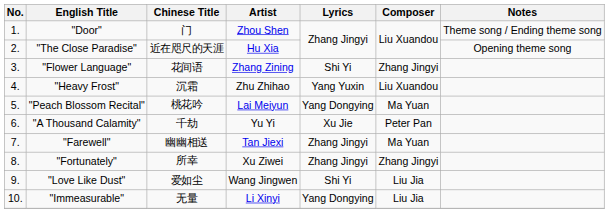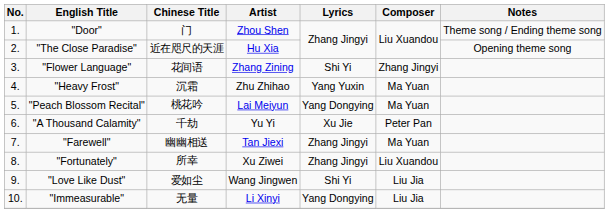(408, 86) Liu Xuandou -> (408, 86) Ma Yuan
(408, 161) Zhang Jingyi -> (408, 161) Liu Xuandou
